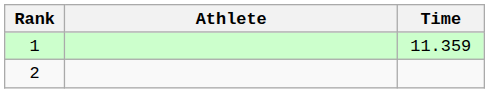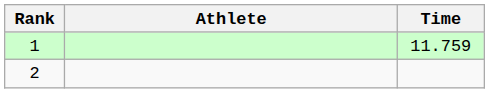(441, 46) 11.359 -> (441, 46) 11.759
